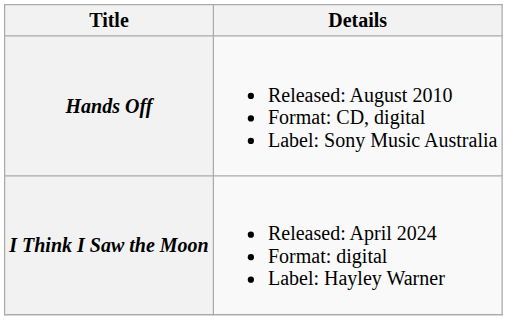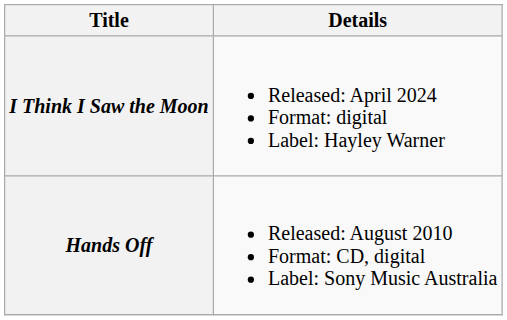rows swapped: (109, 105) <-> (109, 245)
